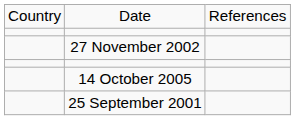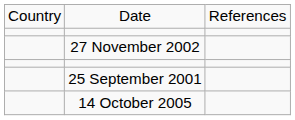rows swapped: (35, 79) <-> (35, 103)
